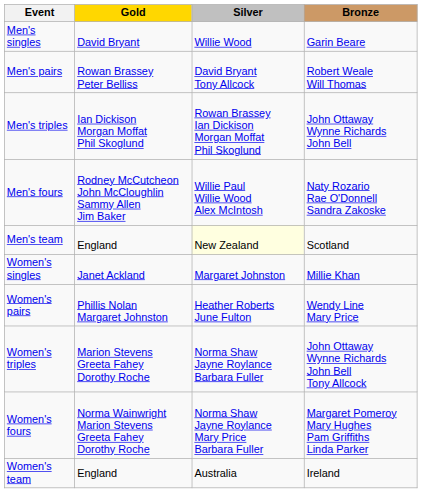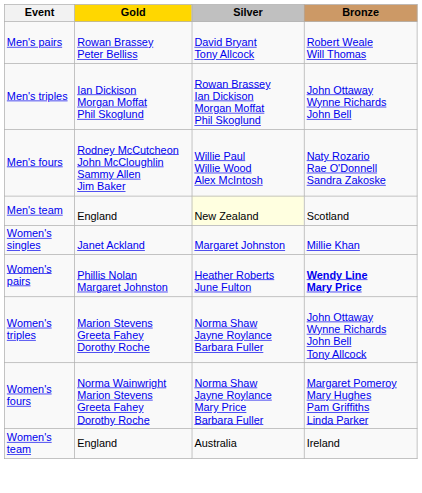- row: (24, 36)
(335, 311) normal -> (337, 281) bold
